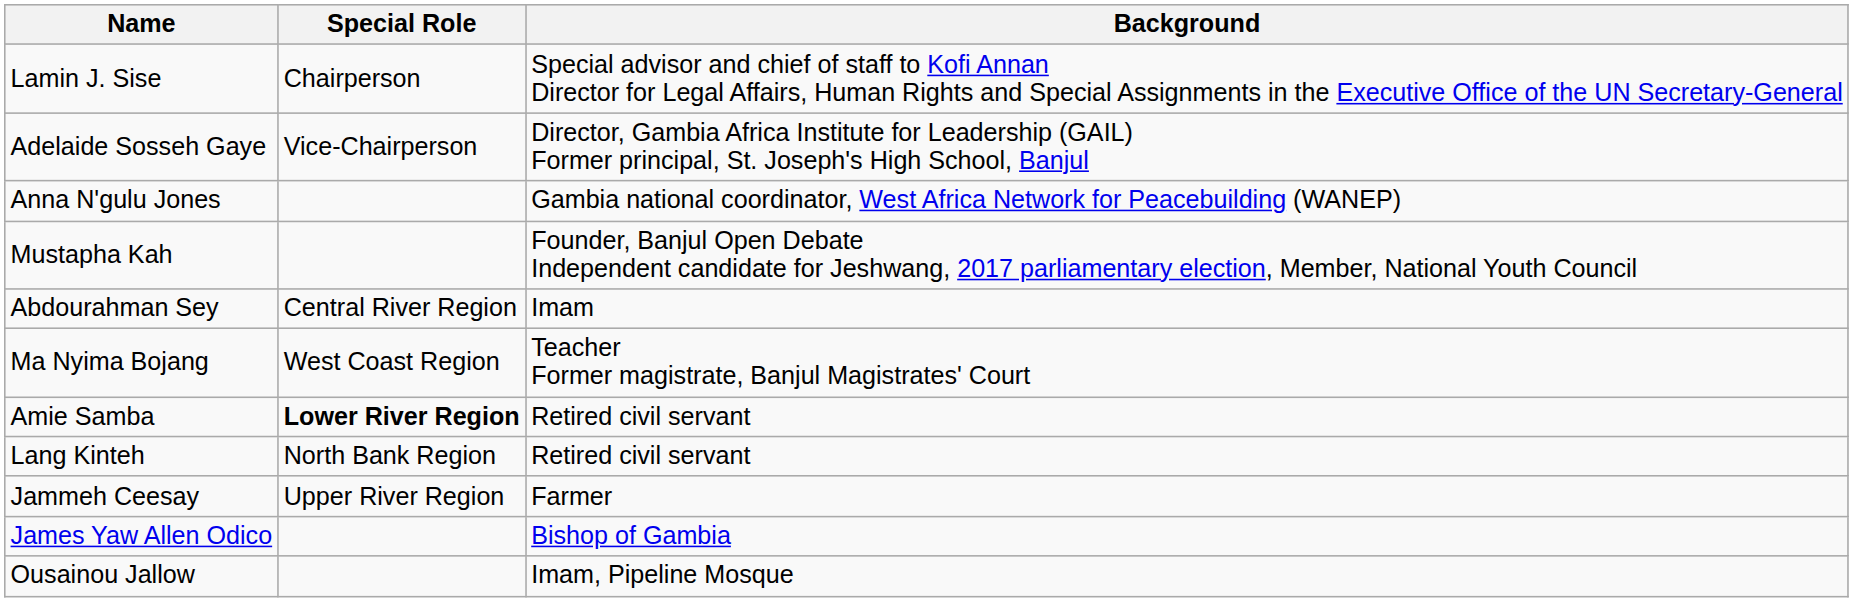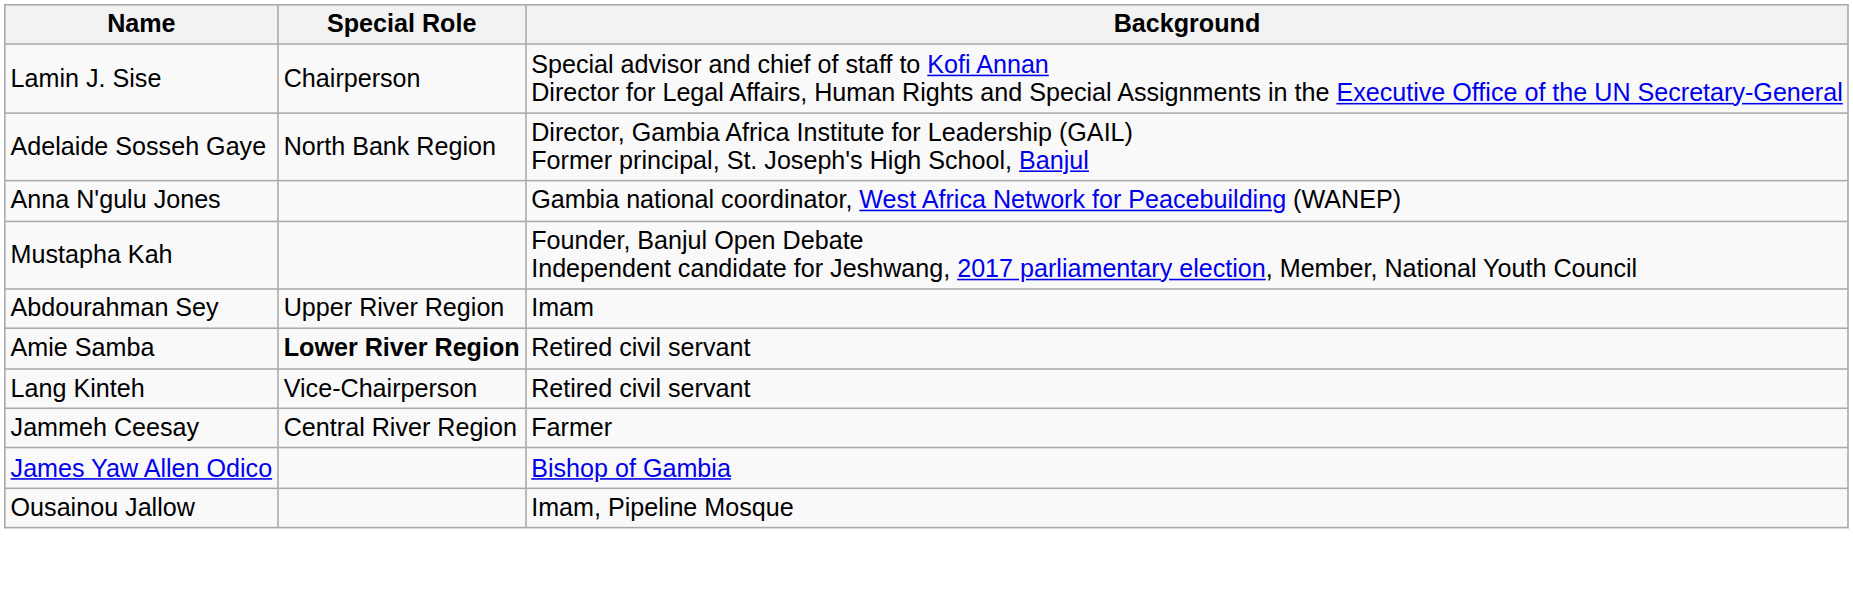(381, 146) Vice-Chairperson -> (390, 146) North Bank Region
(400, 308) Central River Region -> (394, 308) Upper River Region
- row: (110, 362)
(390, 456) North Bank Region -> (381, 388) Vice-Chairperson
(394, 496) Upper River Region -> (400, 427) Central River Region
